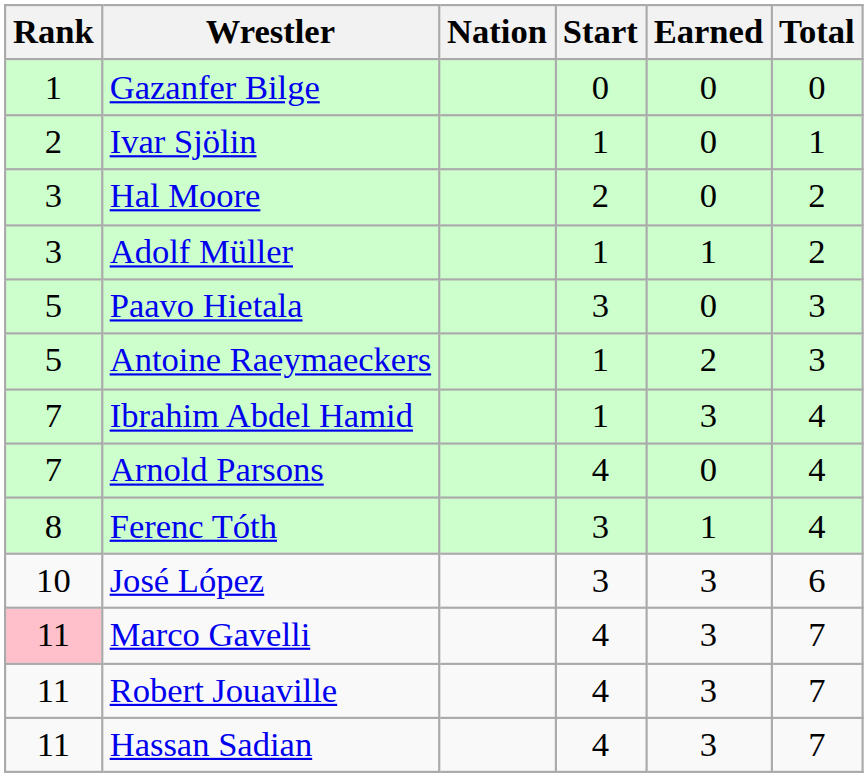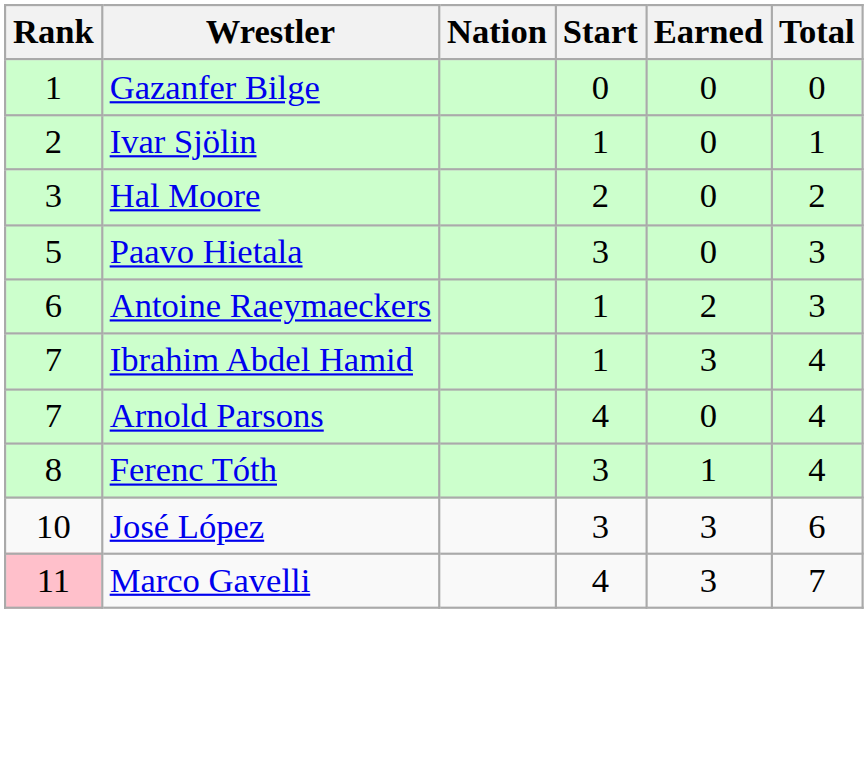- row: (201, 251)
(53, 360) 5 -> (53, 305) 6
- row: (223, 689)
- row: (211, 744)
